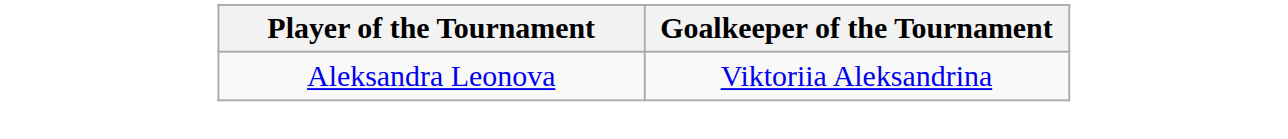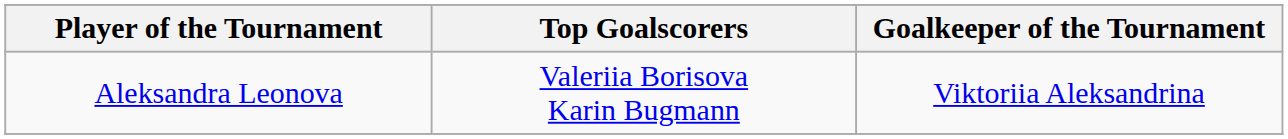+ column: (644, 28)
